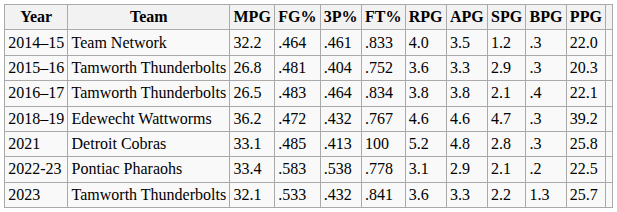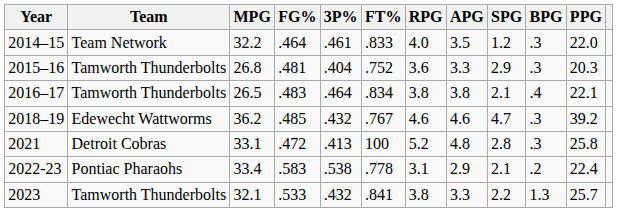(292, 118) .472 -> (292, 118) .485
(292, 144) .485 -> (292, 144) .472
(584, 169) 22.5 -> (584, 169) 22.4
(419, 194) 3.6 -> (419, 194) 3.8
